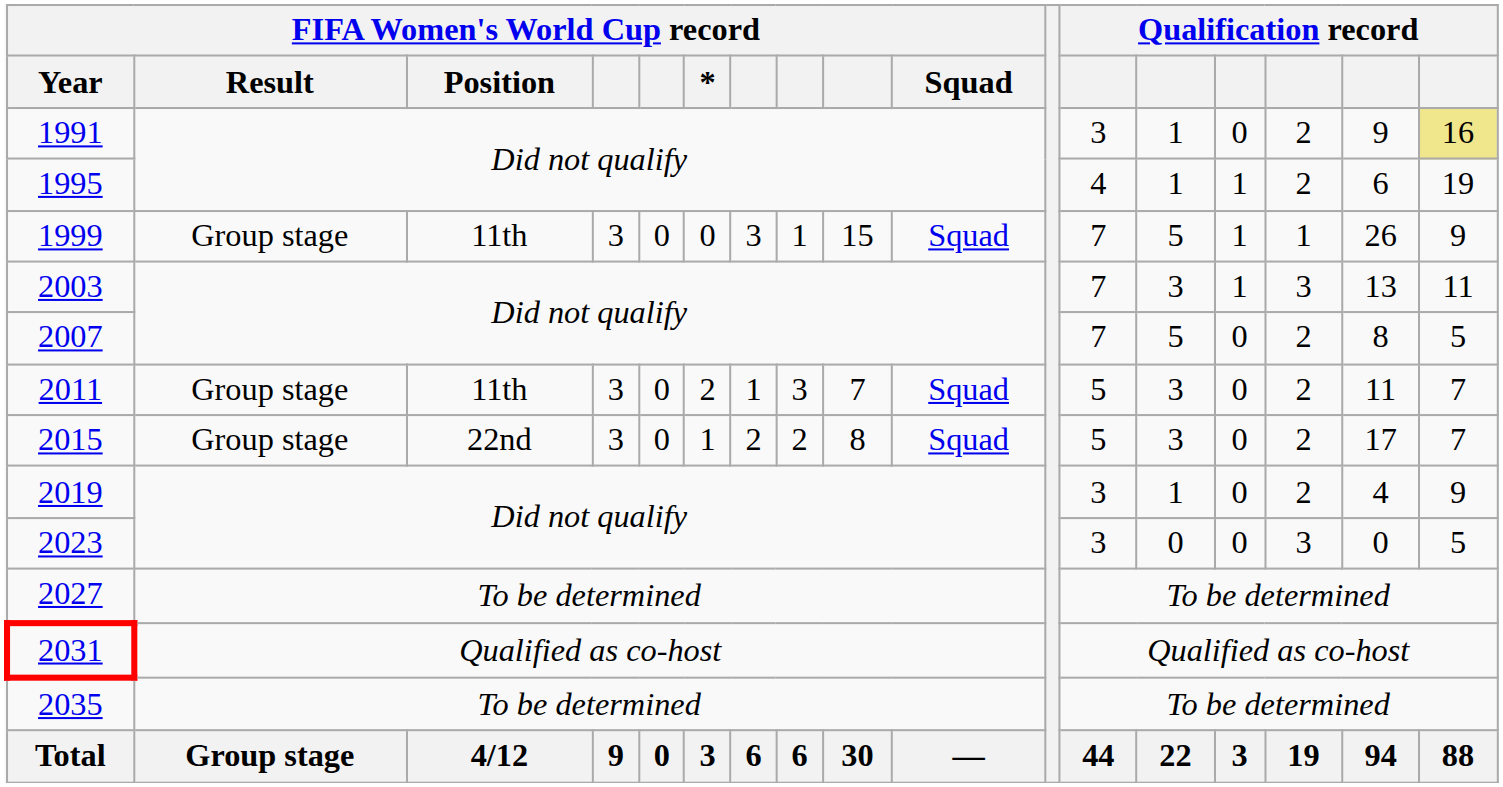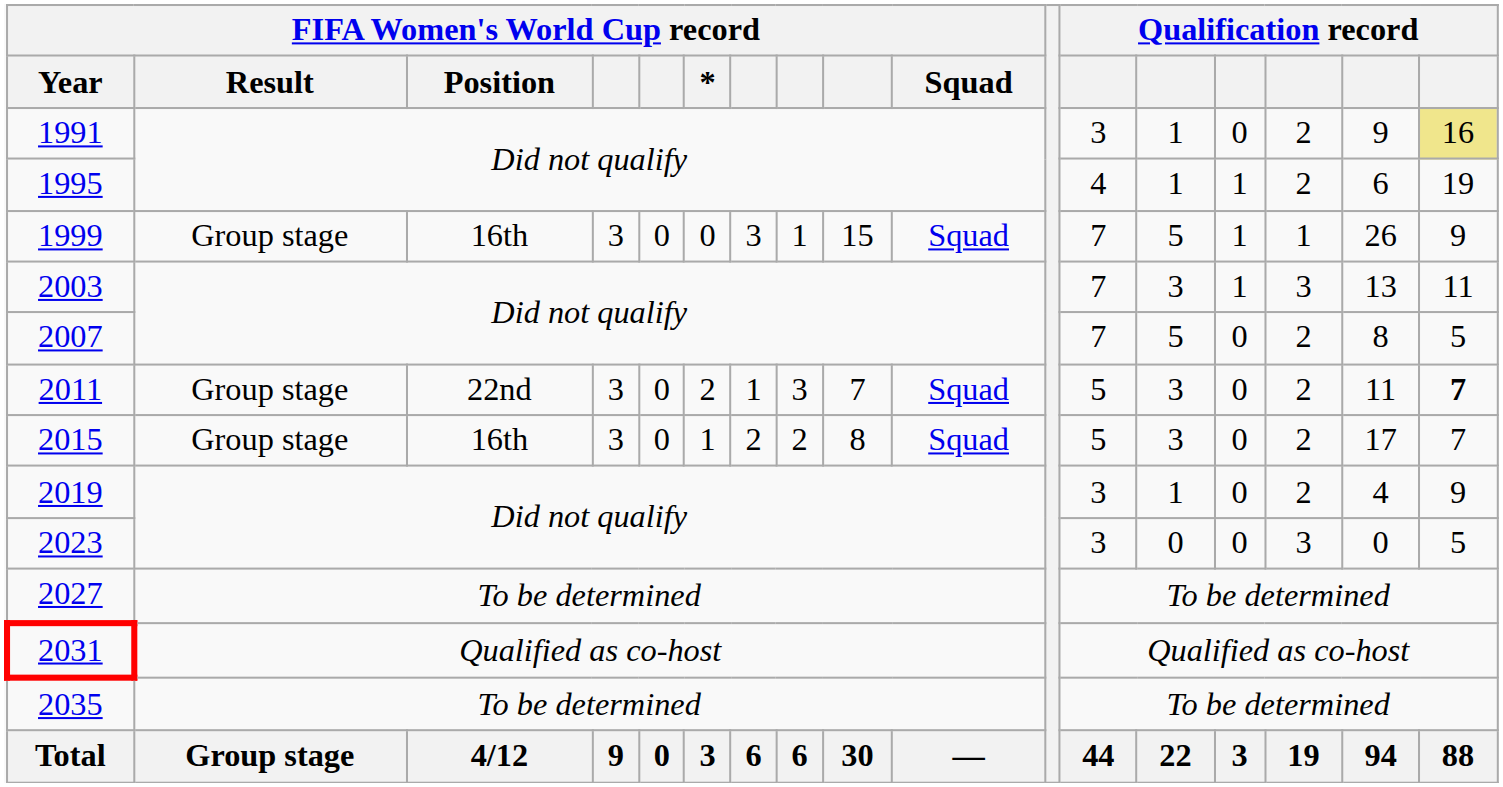(499, 235) 11th -> (499, 235) 16th
(499, 388) 11th -> (499, 388) 22nd
(1458, 388) normal -> (1458, 388) bold
(499, 440) 22nd -> (499, 440) 16th
